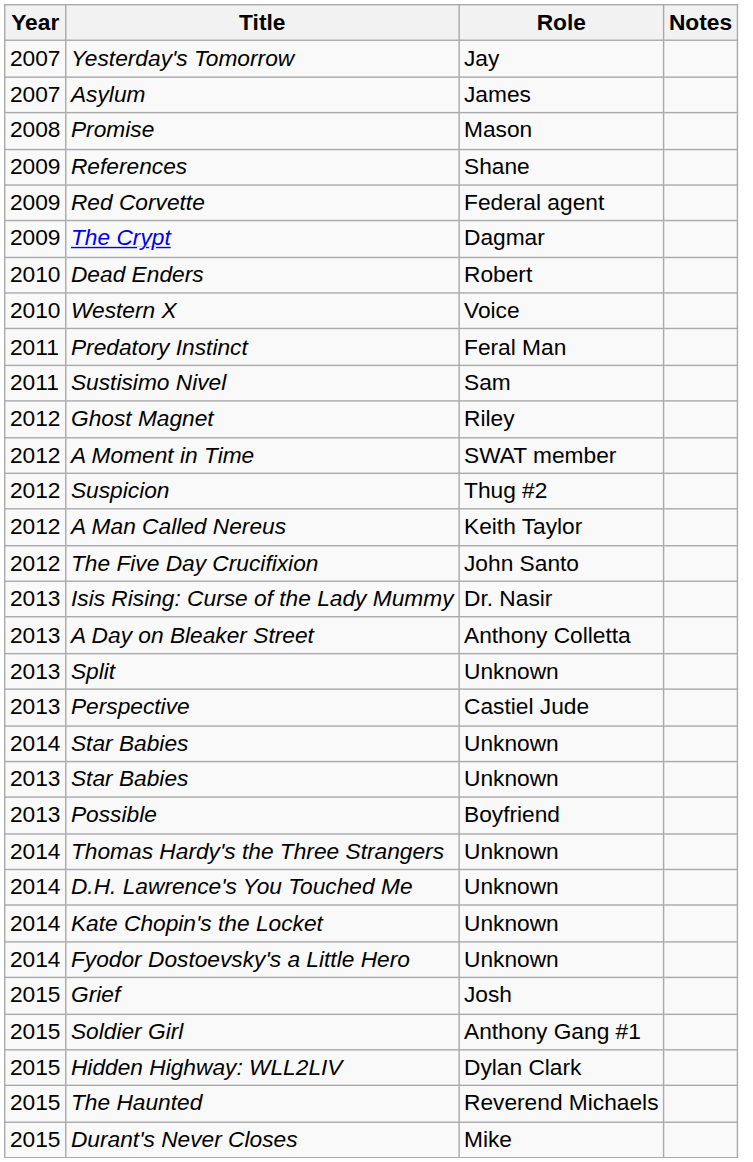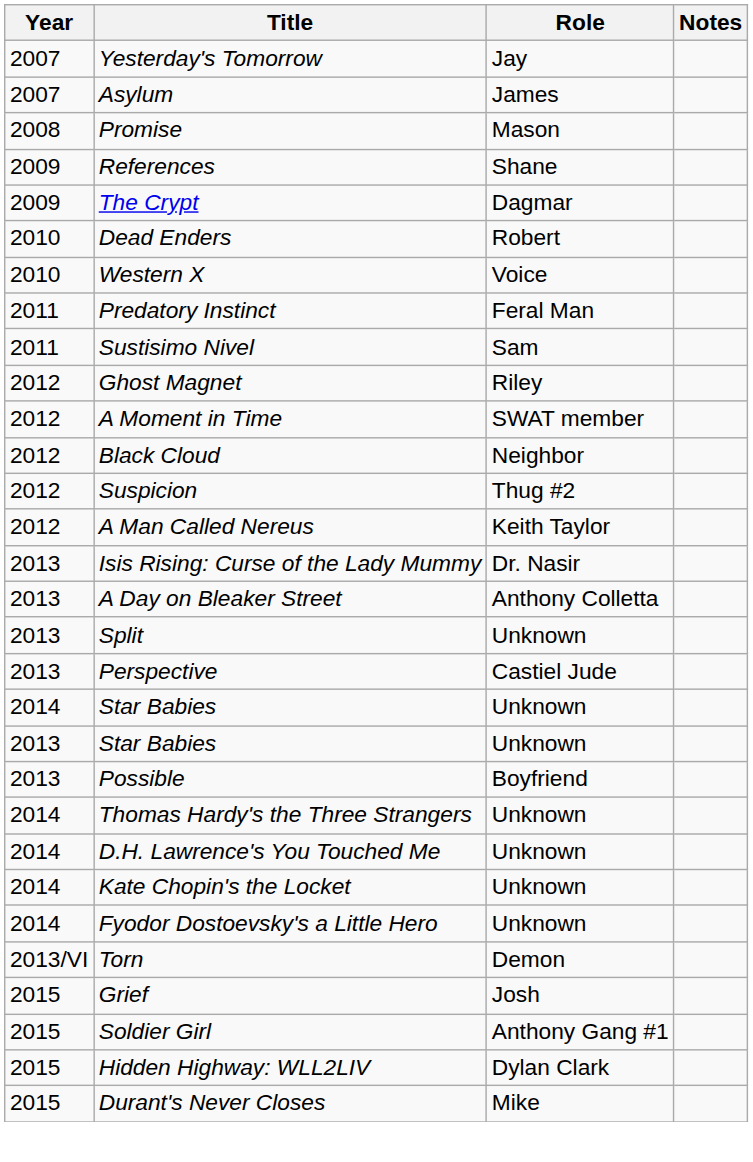- row: (35, 202)
+ row: (35, 454)
- row: (35, 563)
+ row: (49, 959)
- row: (35, 1103)
